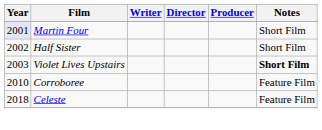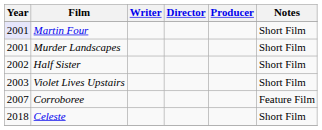+ row: (77, 47)
(284, 64) bold -> (282, 82) normal
(18, 82) 2010 -> (18, 99) 2007
(287, 99) Feature Film -> (282, 116) Short Film
